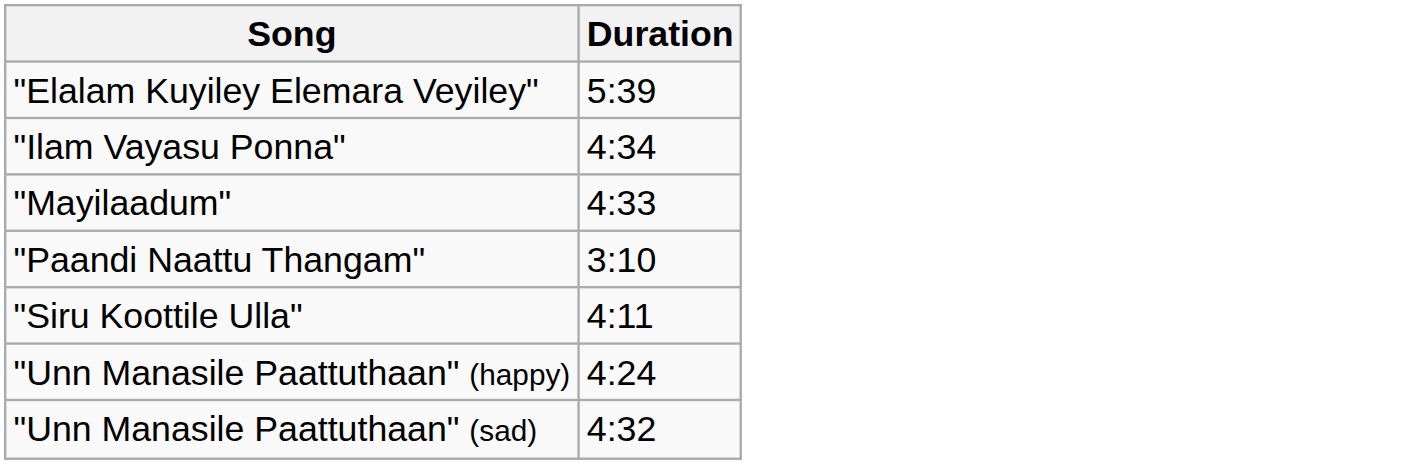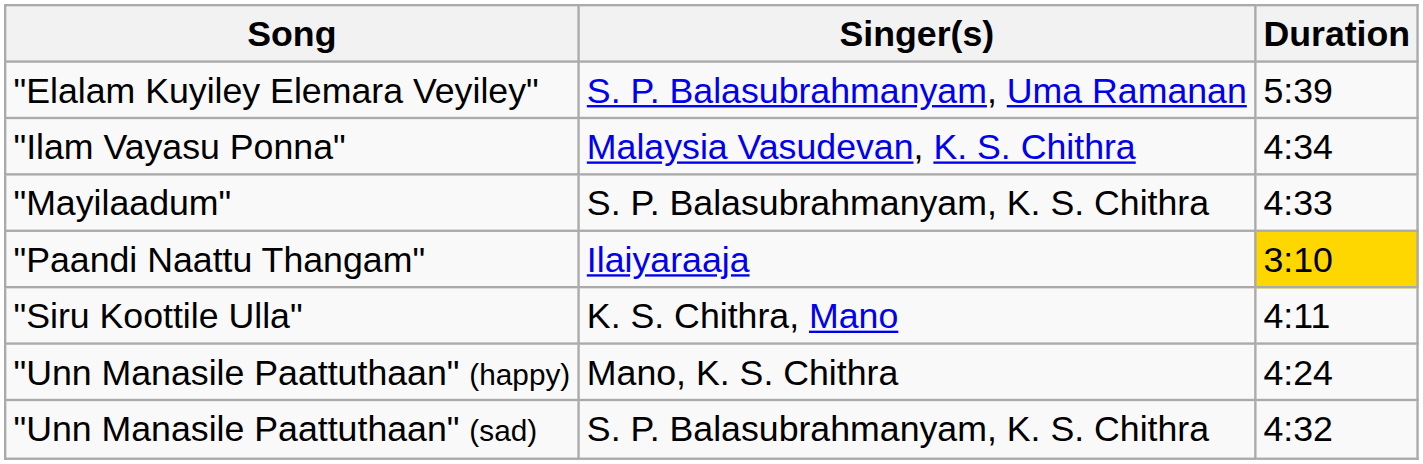+ column: (917, 34)
(622, 260) no background -> (1298, 260) gold background
